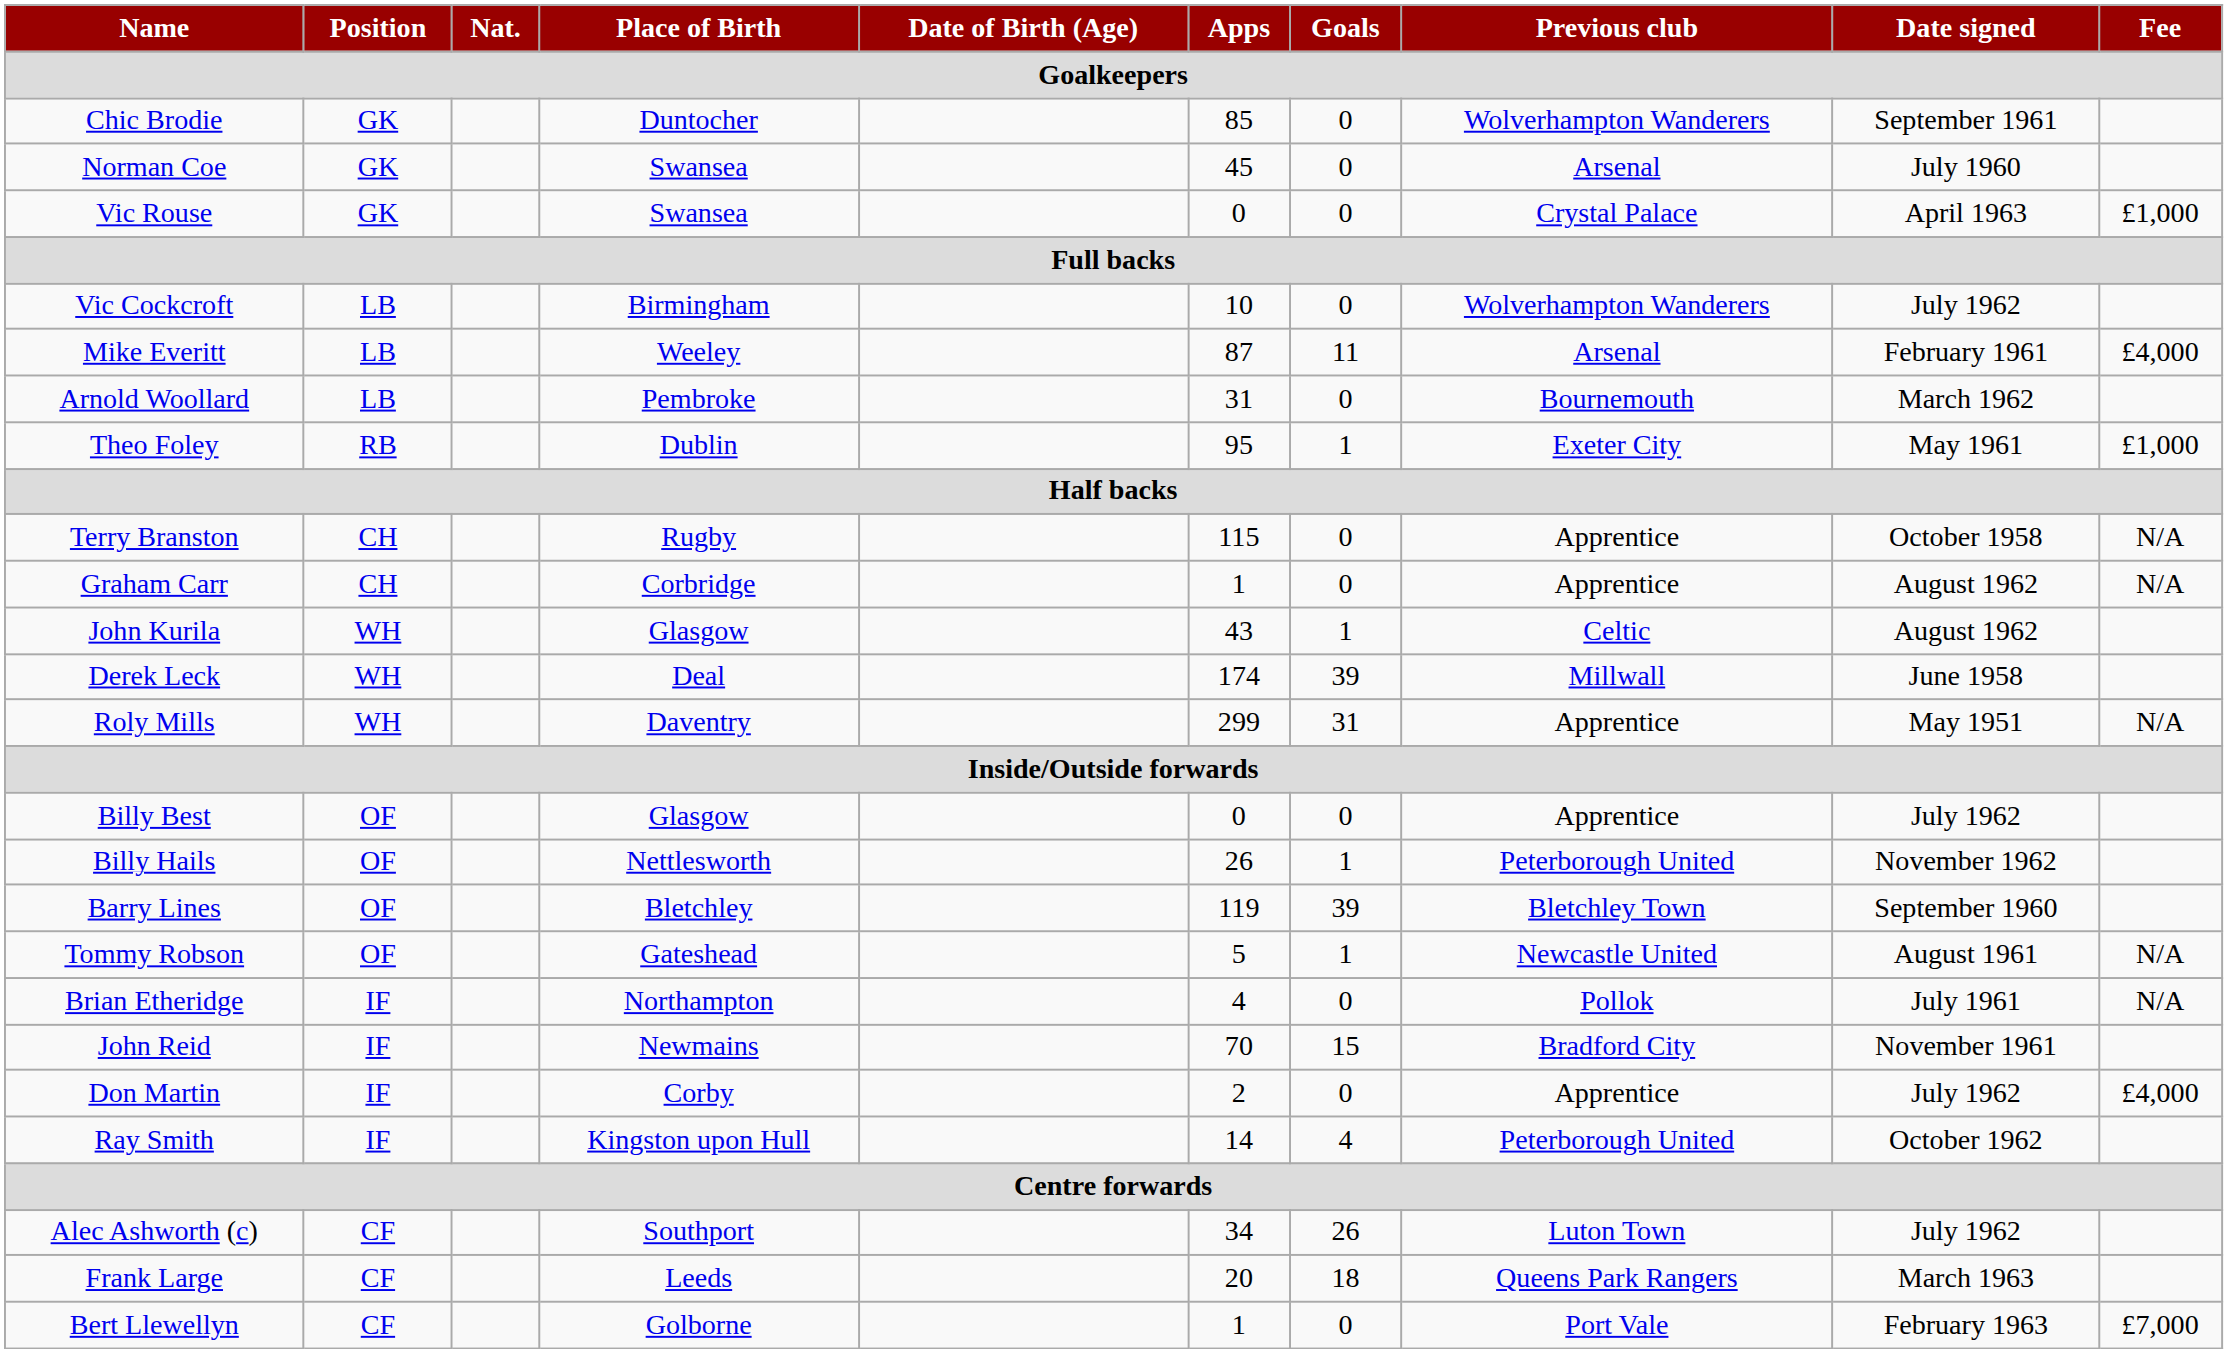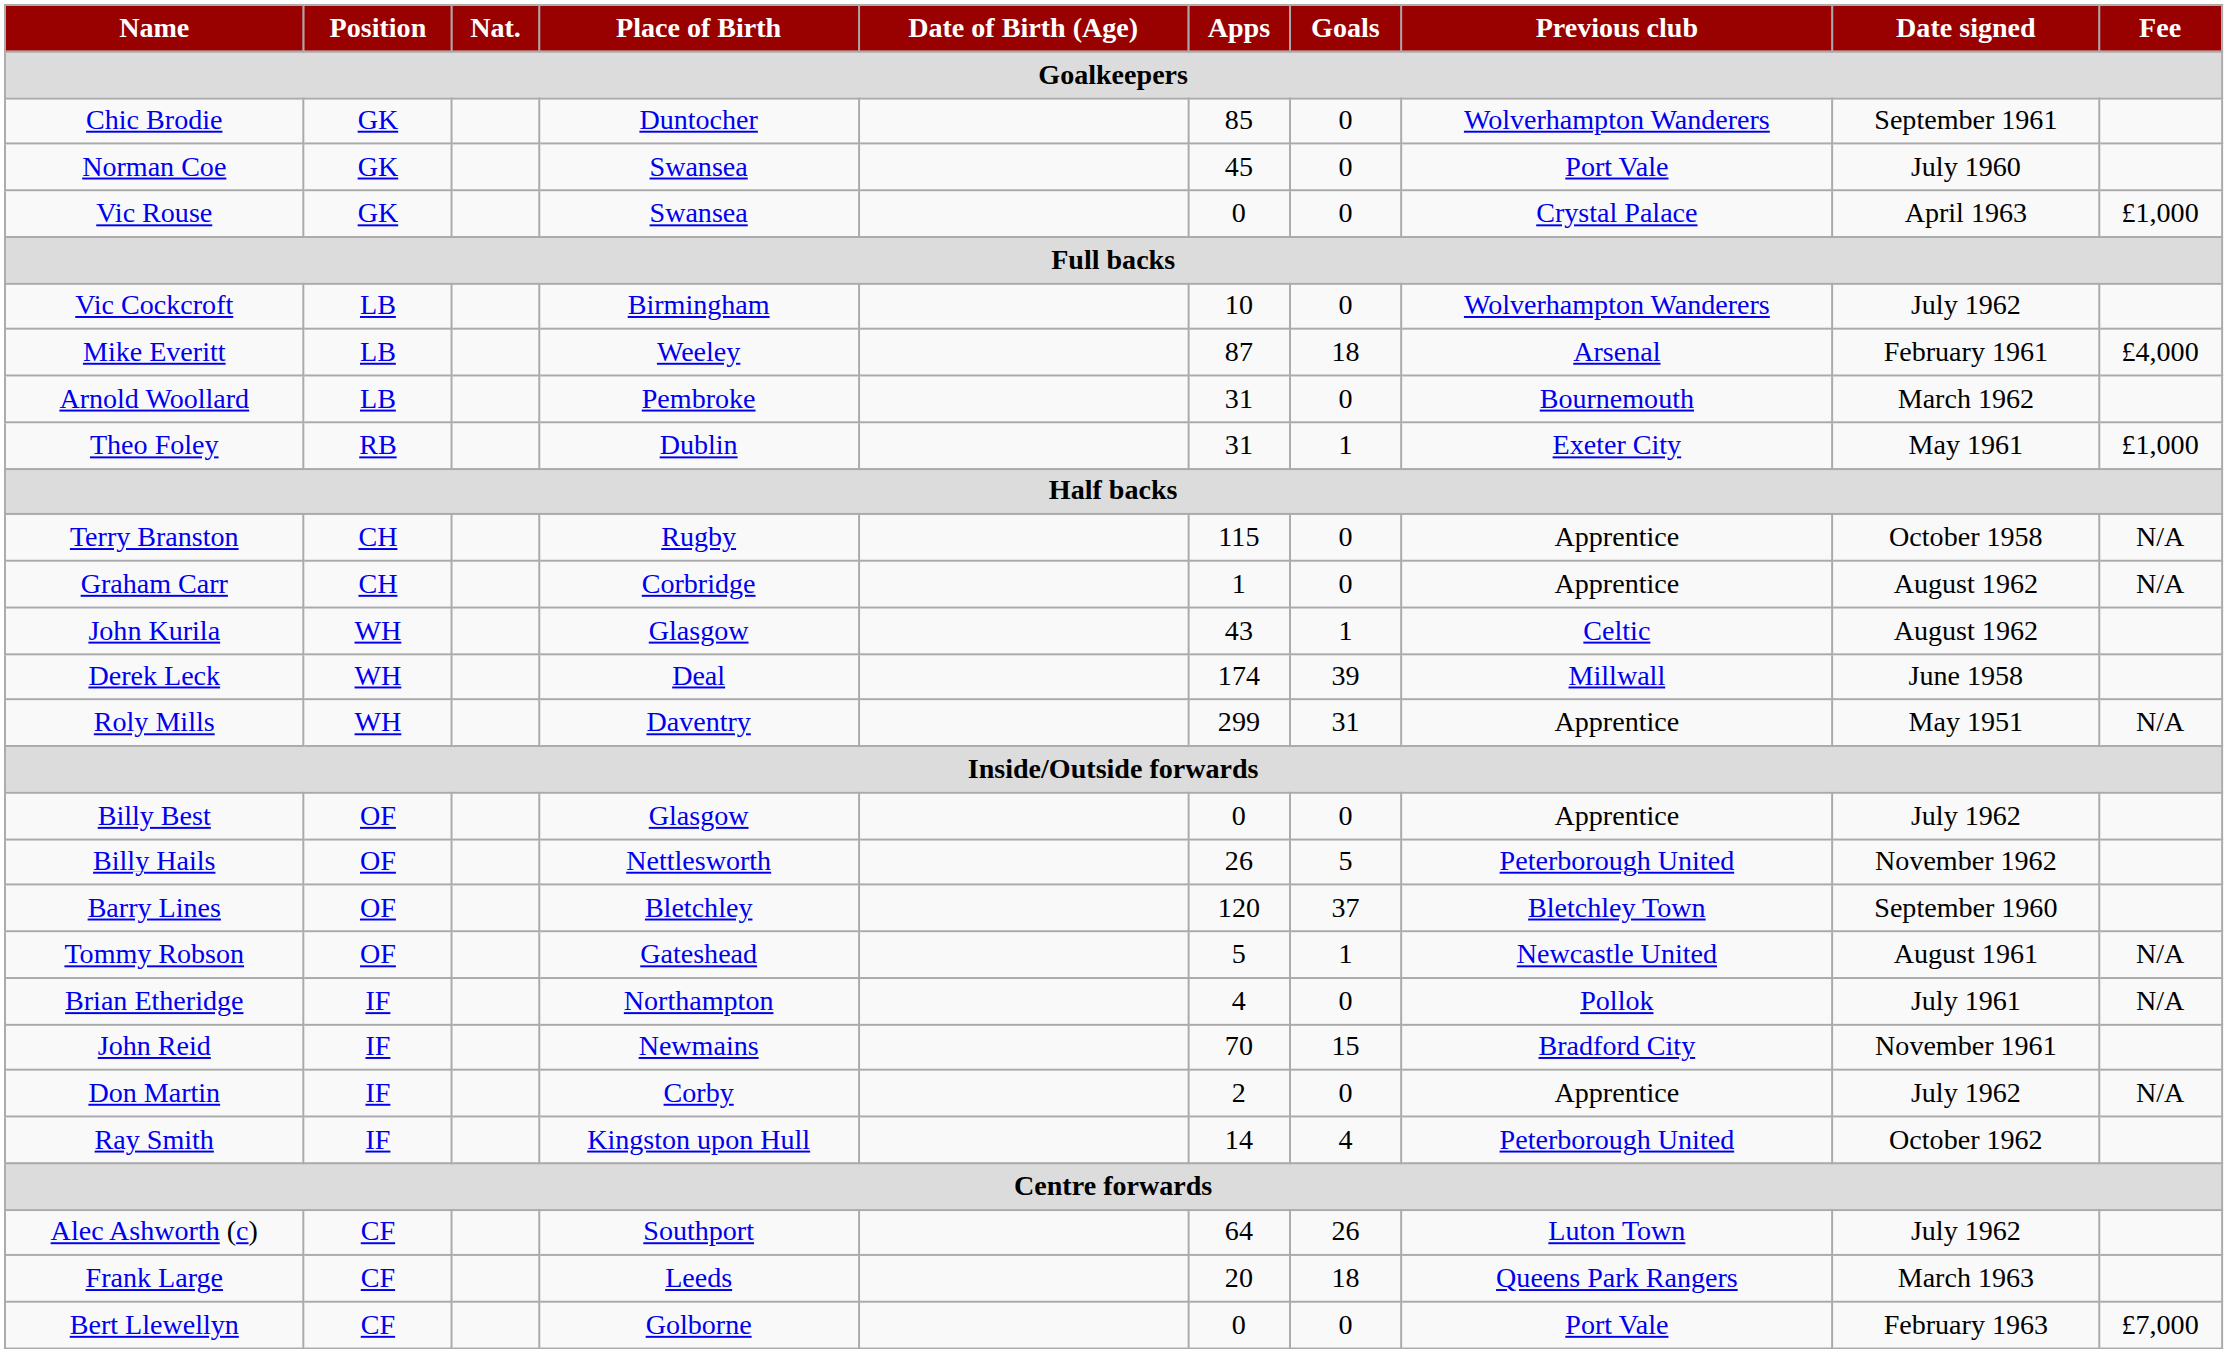(1617, 166) Arsenal -> (1617, 166) Port Vale
(1345, 352) 11 -> (1345, 352) 18
(1239, 444) 95 -> (1239, 444) 31
(1345, 861) 1 -> (1345, 861) 5
(1239, 907) 119 -> (1239, 907) 120
(1345, 907) 39 -> (1345, 907) 37
(2160, 1093) £4,000 -> (2160, 1093) N/A
(1239, 1232) 34 -> (1239, 1232) 64
(1239, 1324) 1 -> (1239, 1324) 0
